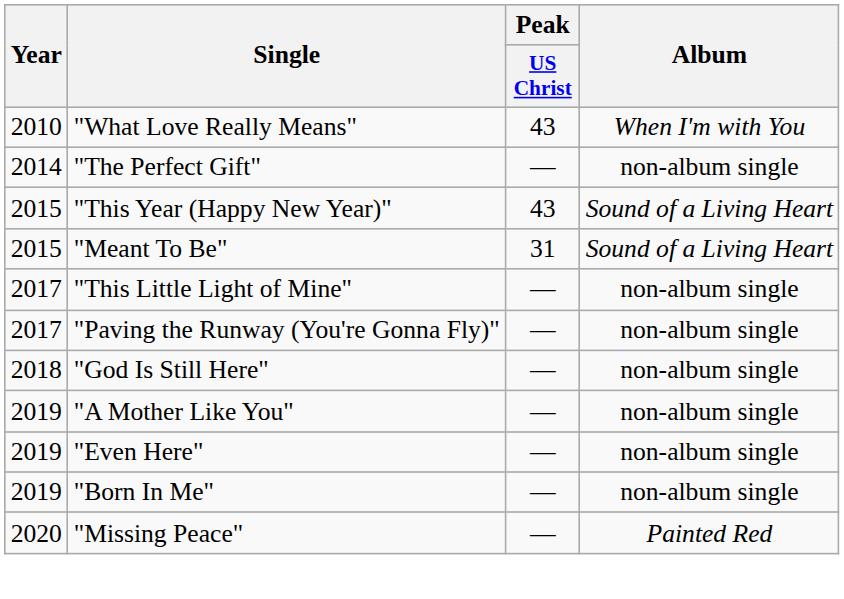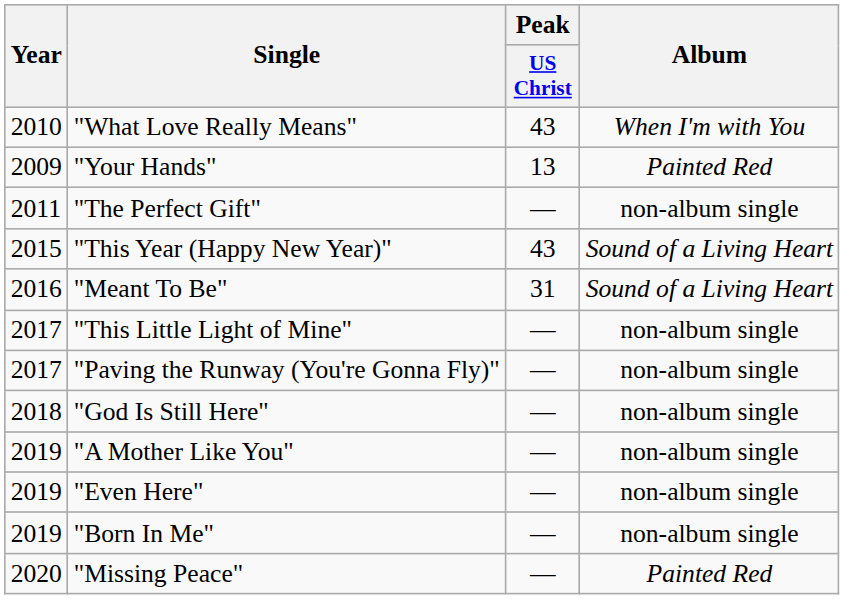+ row: (145, 167)
(36, 167) 2014 -> (36, 207) 2011
(36, 248) 2015 -> (36, 289) 2016
